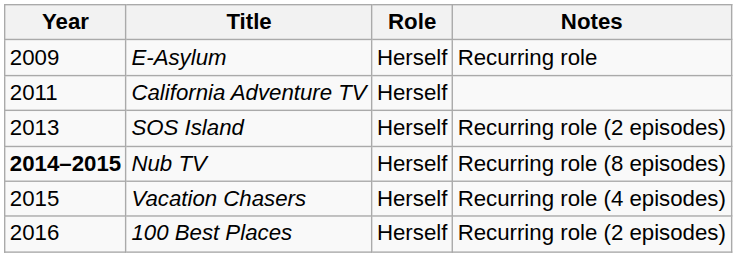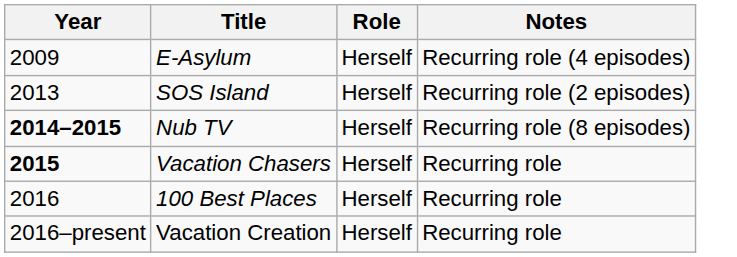(527, 57) Recurring role -> (556, 57) Recurring role (4 episodes)
- row: (249, 92)
(35, 198) normal -> (35, 163) bold
(592, 198) Recurring role (4 episodes) -> (492, 163) Recurring role
(592, 233) Recurring role (2 episodes) -> (492, 198) Recurring role
+ row: (244, 233)
